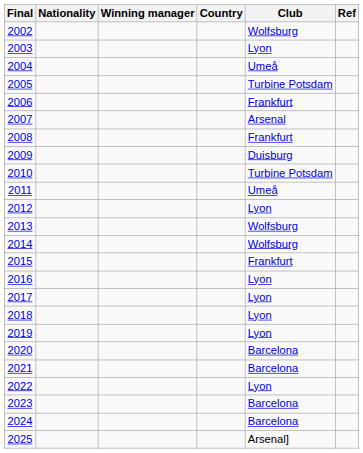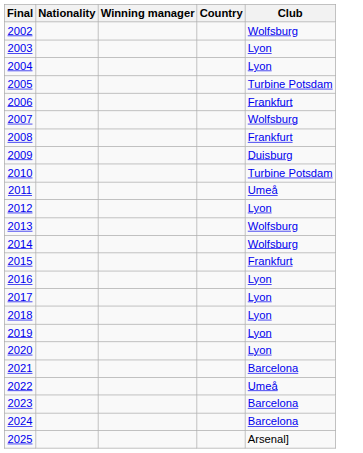- column: (347, 13)
(263, 66) Umeå -> (260, 66) Lyon
(267, 119) Arsenal -> (273, 119) Wolfsburg
(273, 350) Barcelona -> (260, 350) Lyon
(260, 386) Lyon -> (263, 386) Umeå
